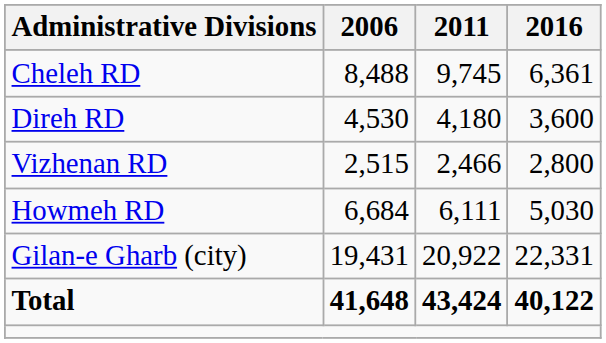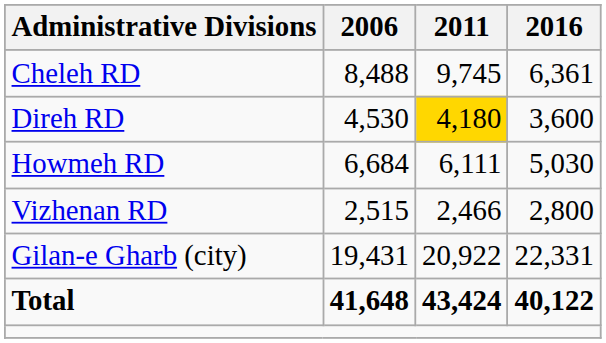(469, 118) no background -> (469, 118) gold background
rows swapped: (88, 210) <-> (89, 164)
